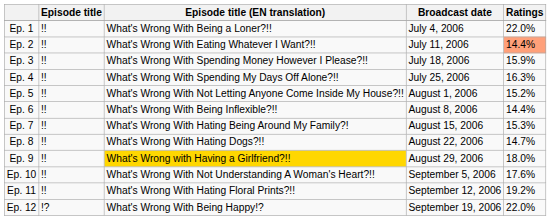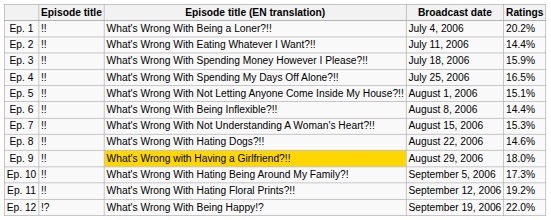(521, 28) 22.0% -> (521, 28) 20.2%
(521, 45) lightsalmon background -> (521, 45) no background
(521, 77) 16.3% -> (521, 77) 16.5%
(521, 93) 15.2% -> (521, 93) 15.1%
(228, 126) What's Wrong With Hating Being Around My Family?! -> (241, 126) What's Wrong With Not Understanding A Woman's Heart?!!
(521, 142) 14.7% -> (521, 142) 14.6%
(241, 175) What's Wrong With Not Understanding A Woman's Heart?!! -> (228, 175) What's Wrong With Hating Being Around My Family?!
(521, 175) 17.6% -> (521, 175) 17.3%
